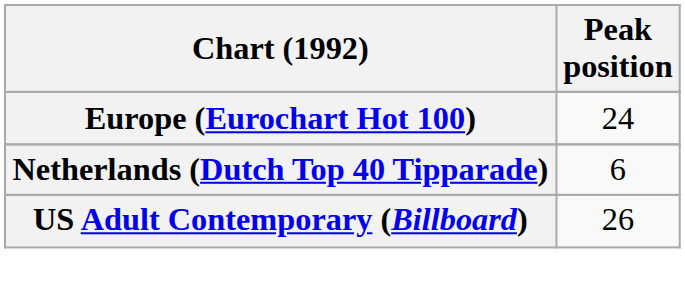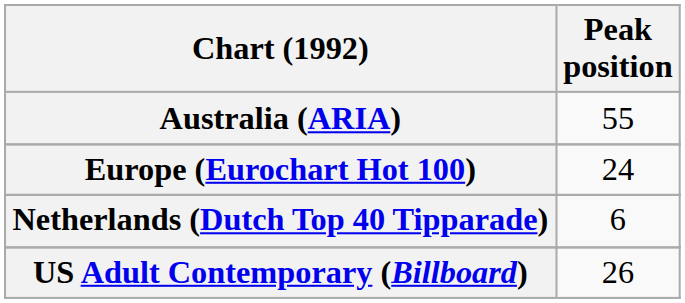+ row: (280, 117)
